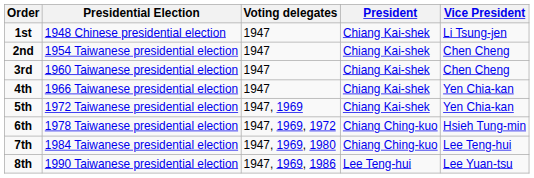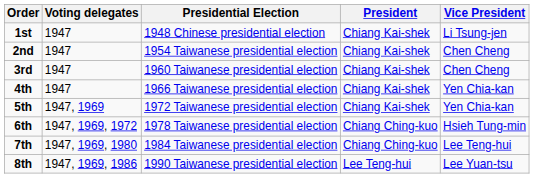columns swapped: (141, 13) <-> (290, 13)
